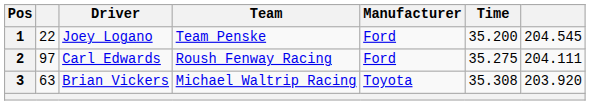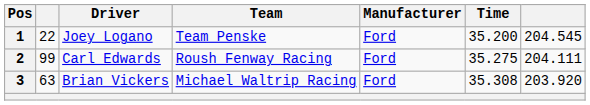(47, 60) 97 -> (47, 60) 99
(388, 82) Toyota -> (380, 82) Ford
